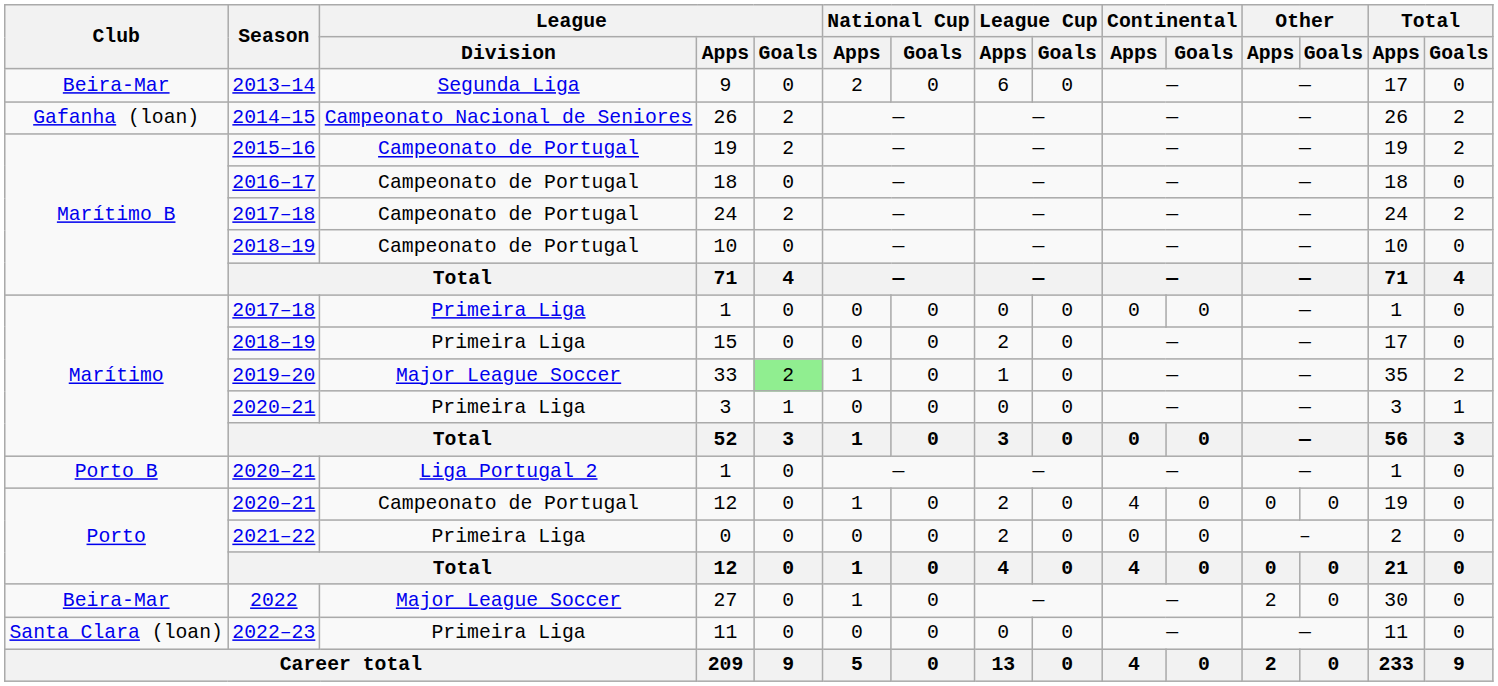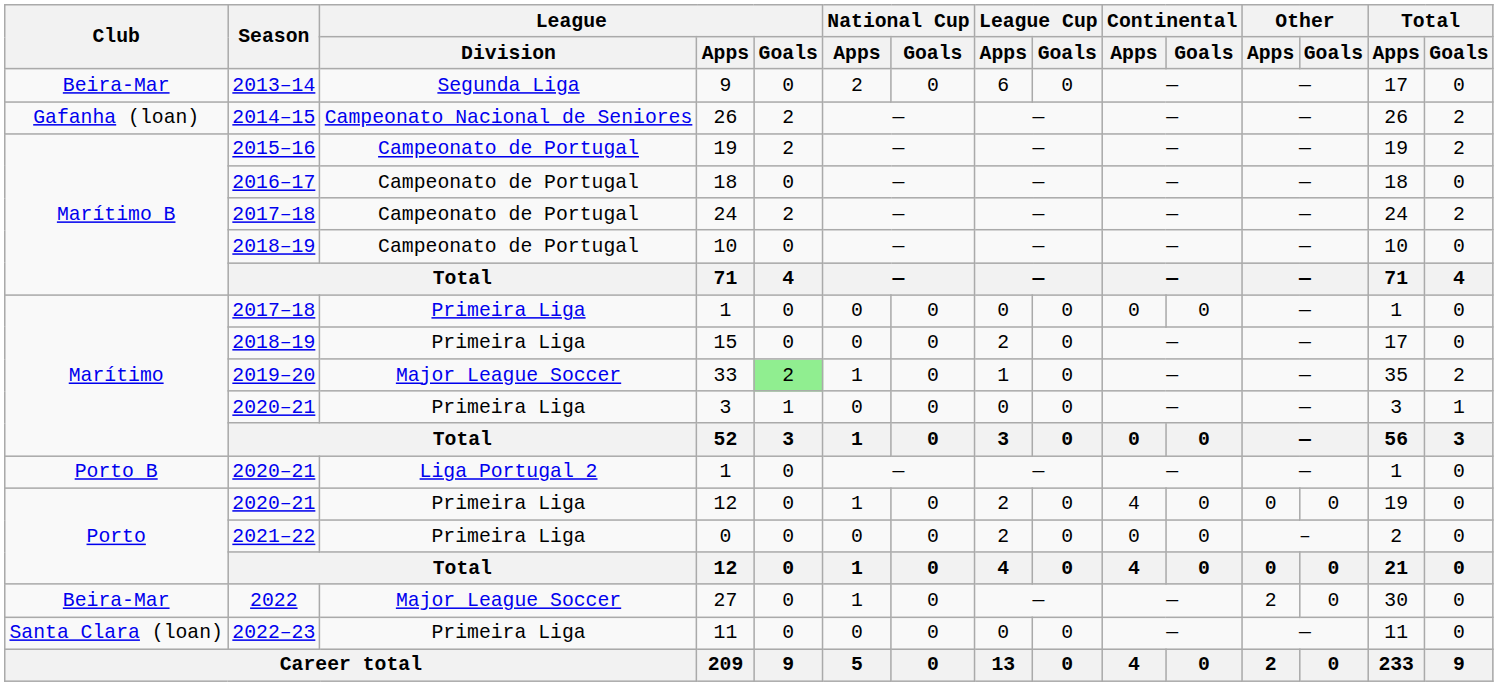(509, 504) Campeonato de Portugal -> (509, 504) Primeira Liga
